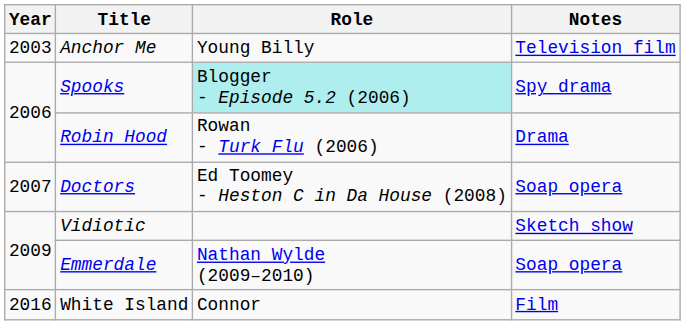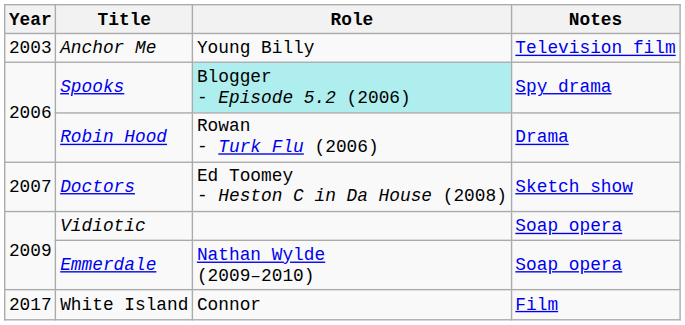(569, 187) Soap opera -> (574, 187) Sketch show
(574, 226) Sketch show -> (569, 226) Soap opera
(30, 305) 2016 -> (30, 305) 2017
